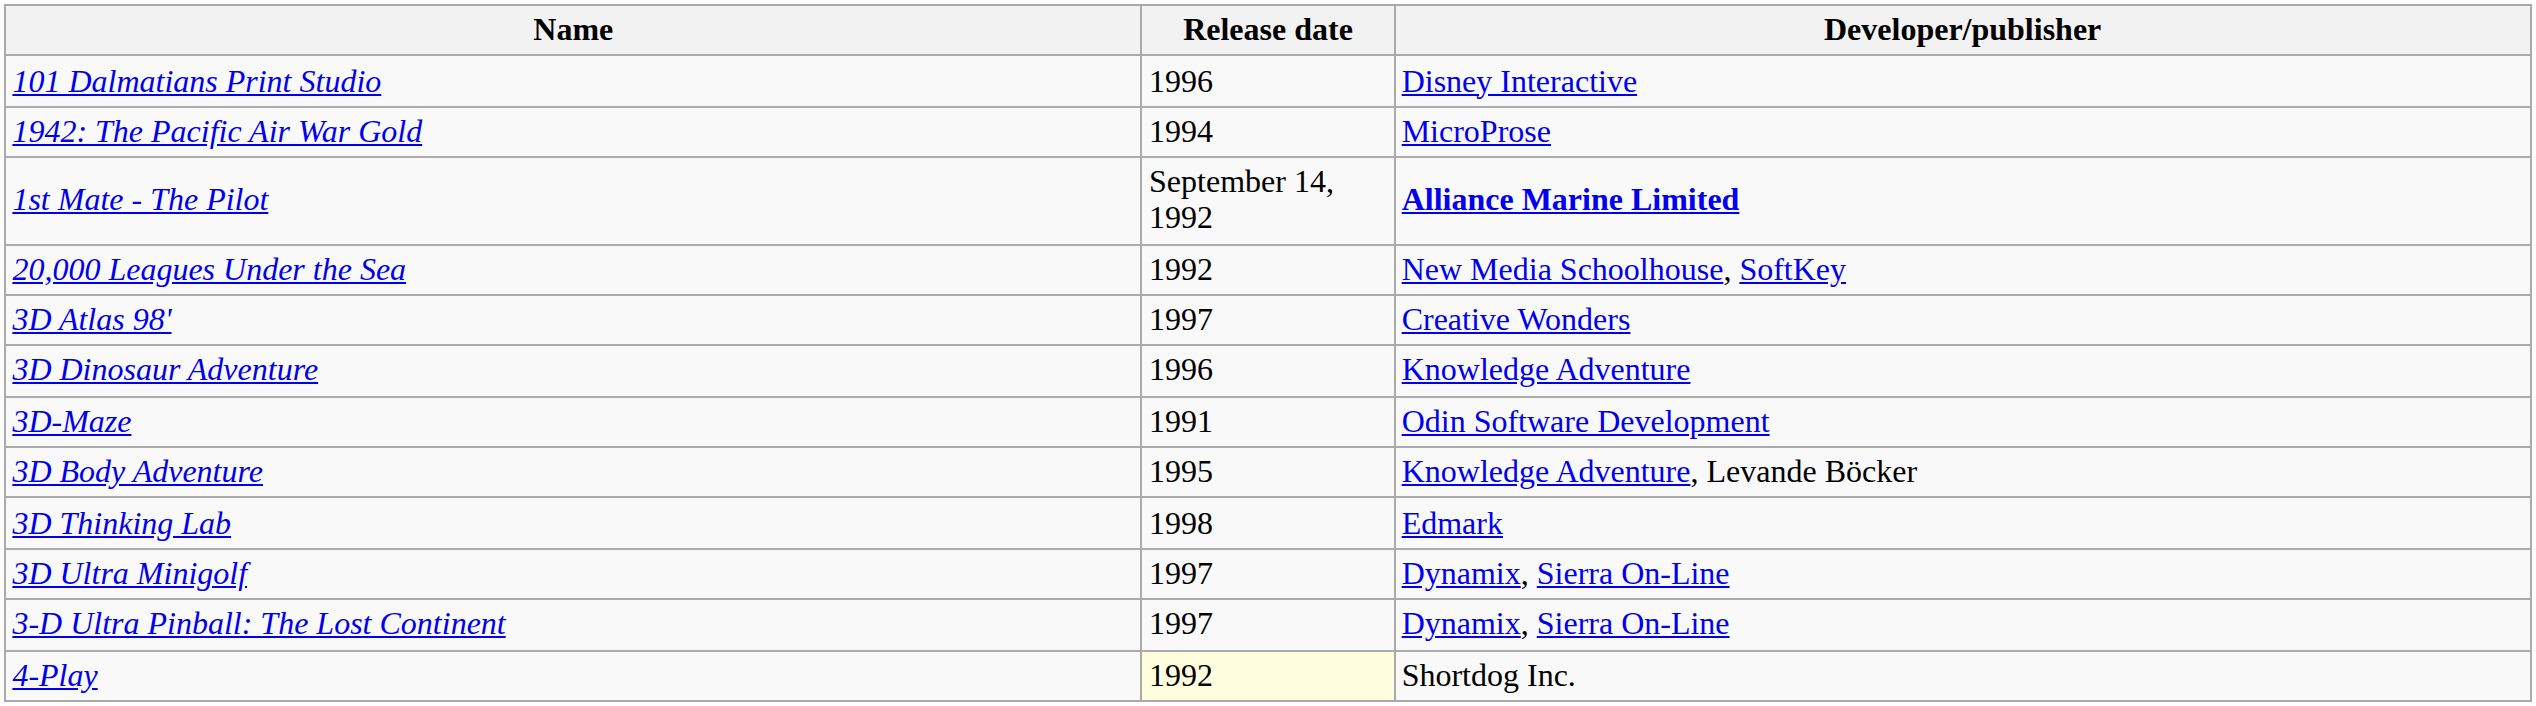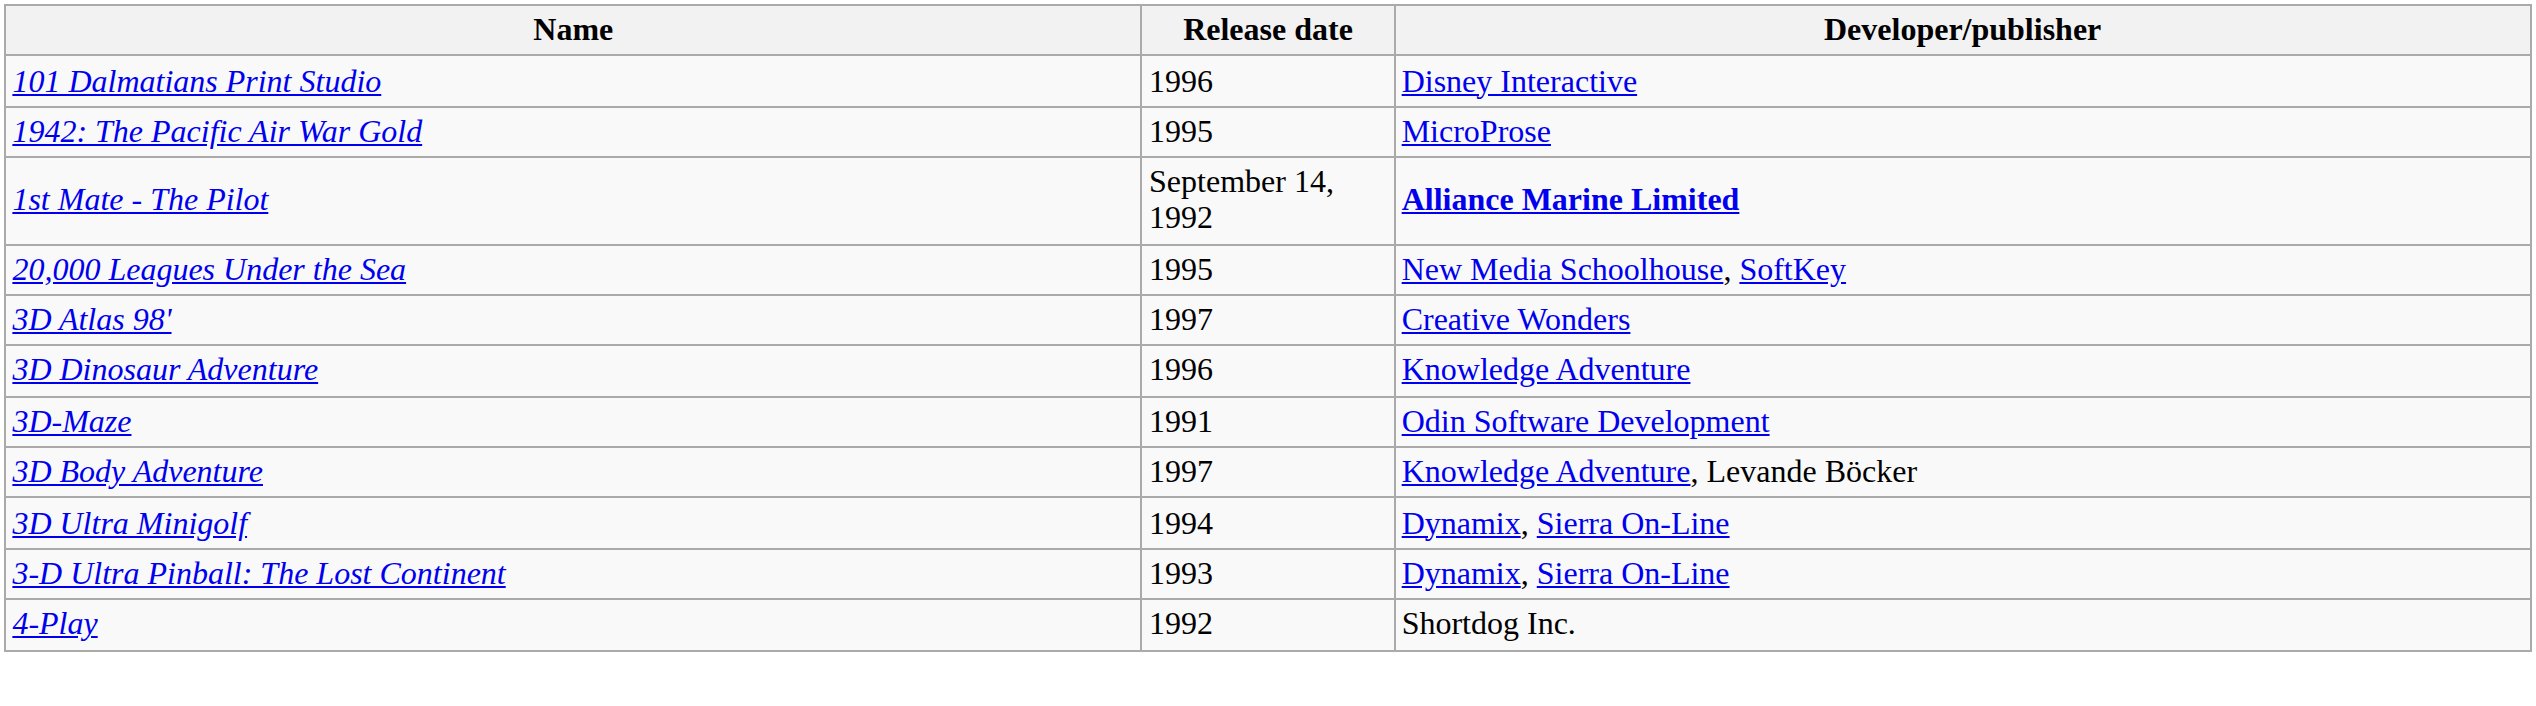(1181, 131) 1994 -> (1181, 131) 1995
(1181, 268) 1992 -> (1181, 268) 1995
(1181, 471) 1995 -> (1181, 471) 1997
- row: (122, 522)
(1181, 573) 1997 -> (1181, 522) 1994
(1181, 624) 1997 -> (1181, 573) 1993
(1181, 674) lightyellow background -> (1181, 624) no background
